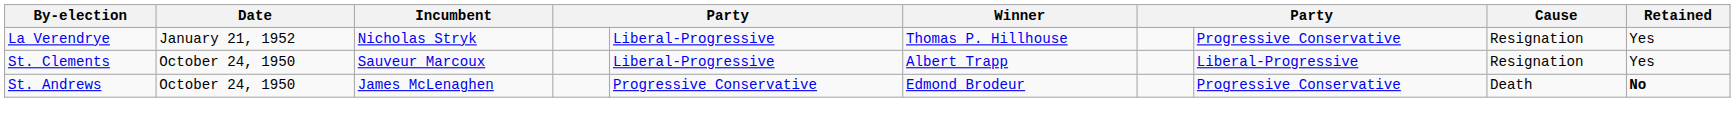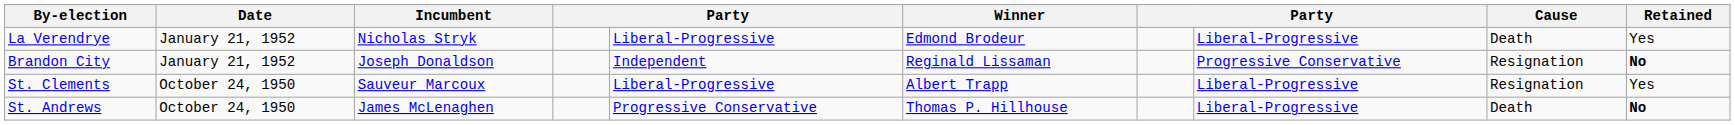(987, 39) Thomas P. Hillhouse -> (966, 39) Edmond Brodeur
(1299, 39) Progressive Conservative -> (1278, 39) Liberal-Progressive
(1537, 39) Resignation -> (1511, 39) Death
+ row: (59, 62)
(966, 85) Edmond Brodeur -> (987, 108) Thomas P. Hillhouse
(1299, 85) Progressive Conservative -> (1278, 108) Liberal-Progressive
